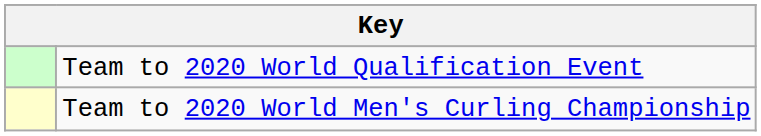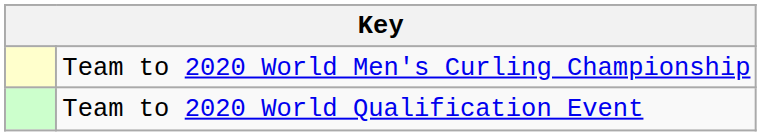rows swapped: (406, 109) <-> (353, 67)
